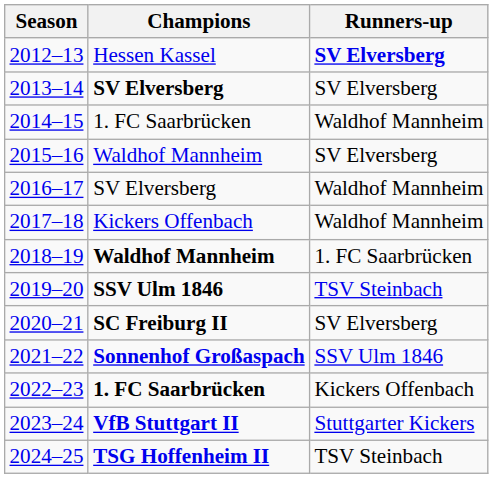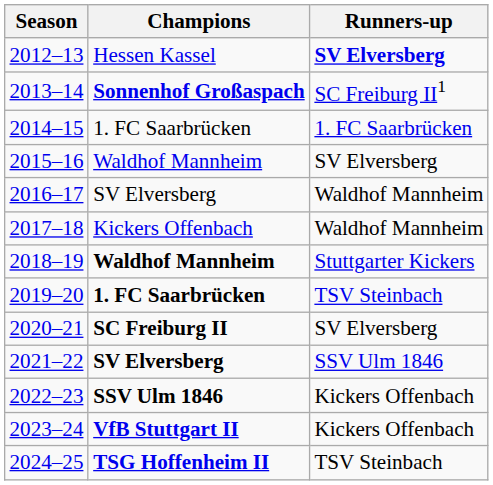(158, 88) SV Elversberg -> (199, 91) Sonnenhof Großaspach
(376, 88) SV Elversberg -> (380, 91) SC Freiburg II1
(399, 121) Waldhof Mannheim -> (393, 127) 1. FC Saarbrücken
(393, 255) 1. FC Saarbrücken -> (394, 261) Stuttgarter Kickers
(158, 289) SSV Ulm 1846 -> (179, 294) 1. FC Saarbrücken
(199, 356) Sonnenhof Großaspach -> (158, 361) SV Elversberg
(179, 389) 1. FC Saarbrücken -> (158, 395) SSV Ulm 1846
(394, 423) Stuttgarter Kickers -> (394, 428) Kickers Offenbach
